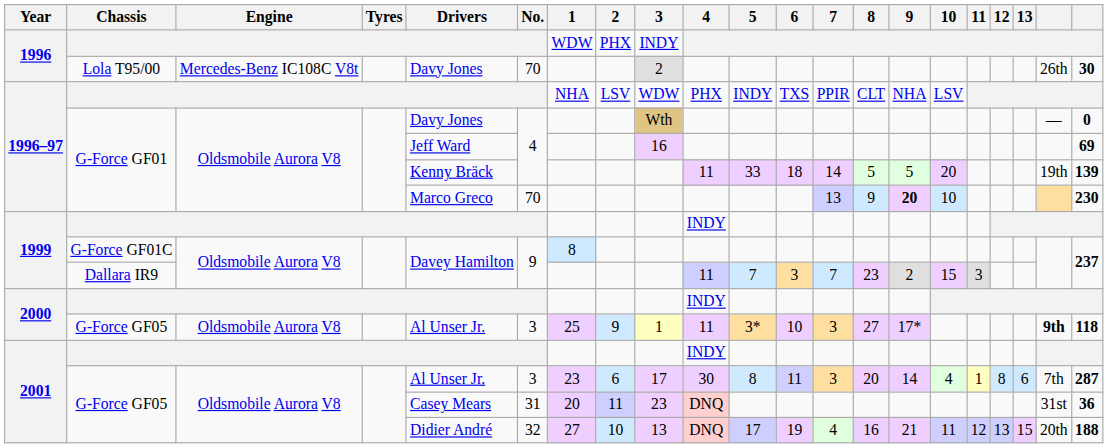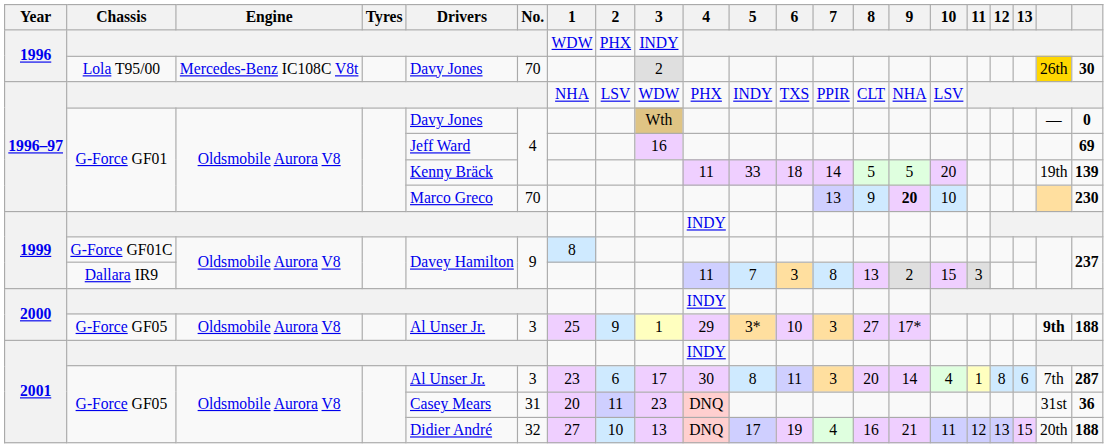(1054, 68) no background -> (1054, 68) gold background
(833, 275) 7 -> (833, 275) 8
(871, 275) 23 -> (871, 275) 13
(706, 326) 11 -> (706, 326) 29
(1087, 326) 118 -> (1087, 326) 188
